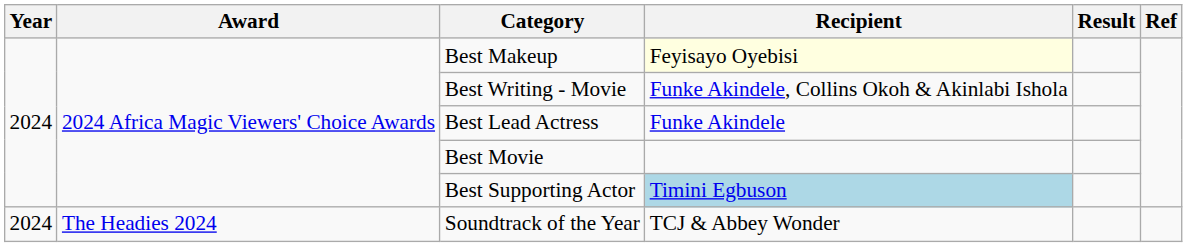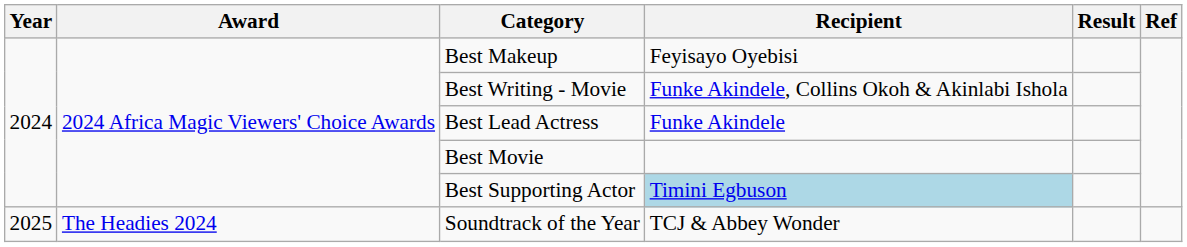(724, 55) lightyellow background -> (724, 55) no background
(31, 223) 2024 -> (31, 223) 2025
